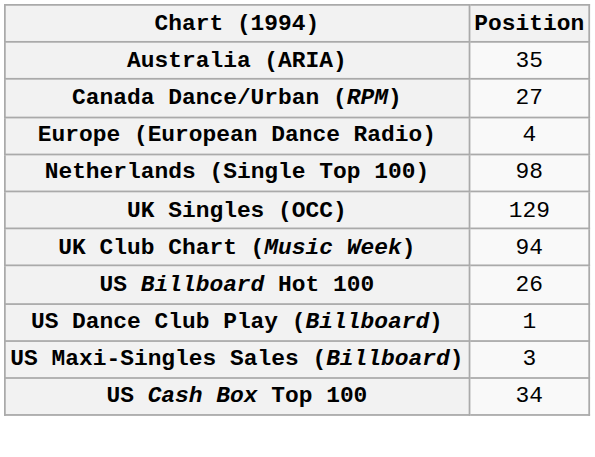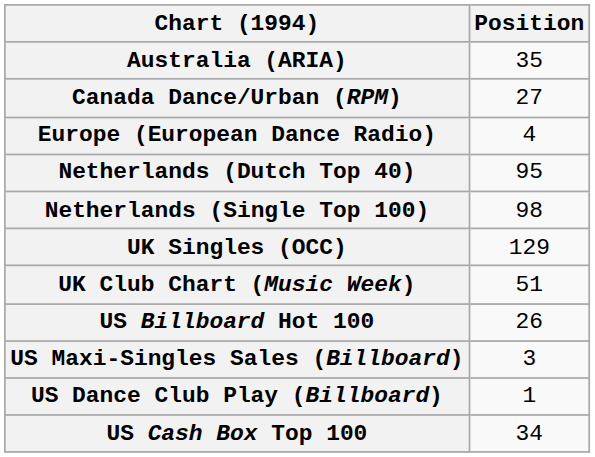+ row: (237, 173)
(529, 247) 94 -> (529, 285) 51
rows swapped: (237, 322) <-> (237, 359)
